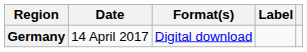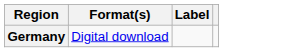- column: (110, 15)
